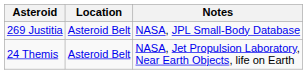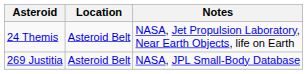rows swapped: (33, 54) <-> (35, 30)
